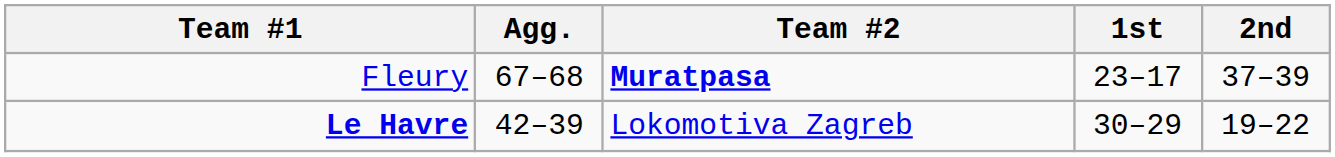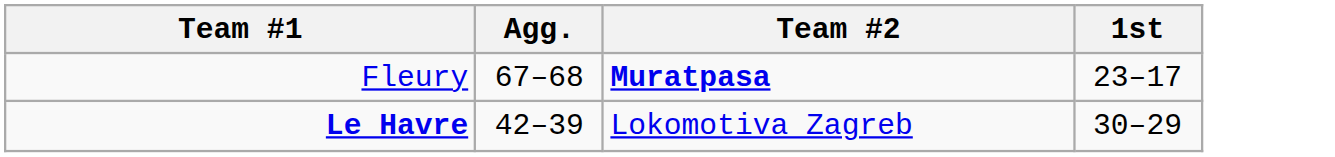- column: (1266, 29)
